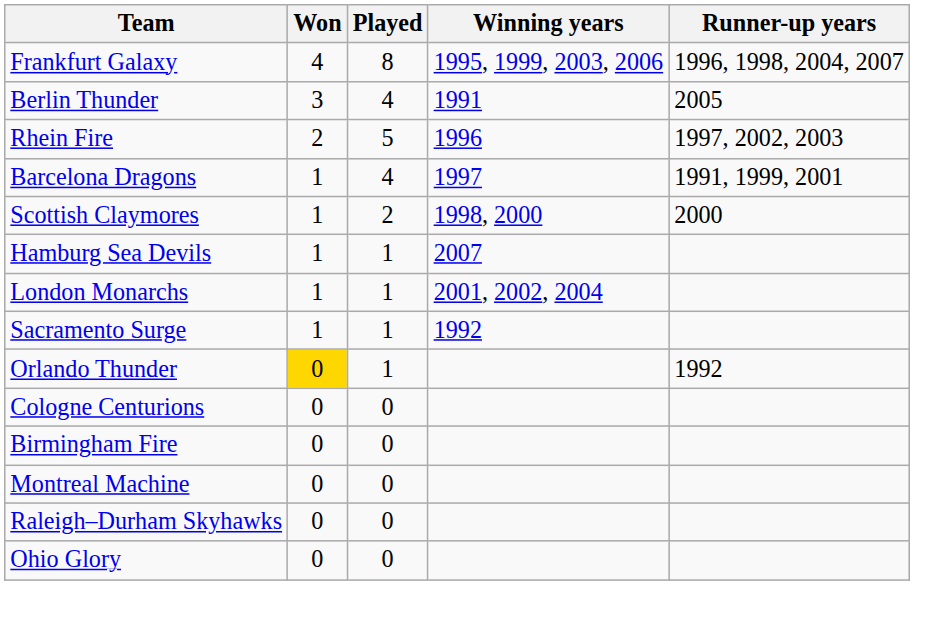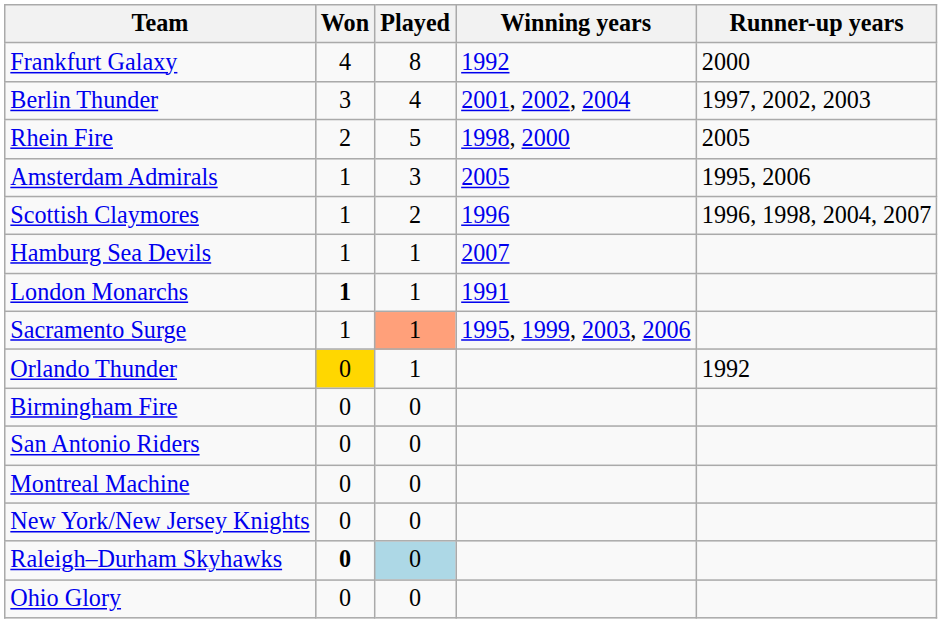(548, 61) 1995, 1999, 2003, 2006 -> (485, 61) 1992
(789, 61) 1996, 1998, 2004, 2007 -> (726, 61) 2000
(458, 100) 1991 -> (546, 100) 2001, 2002, 2004
(698, 100) 2005 -> (786, 100) 1997, 2002, 2003
(458, 138) 1996 -> (516, 138) 1998, 2000
(759, 138) 1997, 2002, 2003 -> (726, 138) 2005
- row: (103, 176)
+ row: (114, 176)
(488, 215) 1998, 2000 -> (485, 215) 1996
(698, 215) 2000 -> (817, 215) 1996, 1998, 2004, 2007
(317, 291) normal -> (345, 291) bold
(518, 291) 2001, 2002, 2004 -> (485, 291) 1991
(388, 330) no background -> (415, 330) lightsalmon background
(458, 330) 1992 -> (576, 330) 1995, 1999, 2003, 2006
- row: (107, 406)
+ row: (105, 445)
+ row: (160, 521)
(317, 521) normal -> (345, 560) bold
(388, 521) no background -> (415, 560) lightblue background
